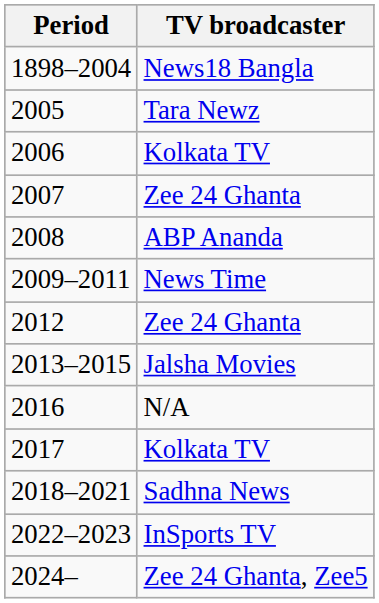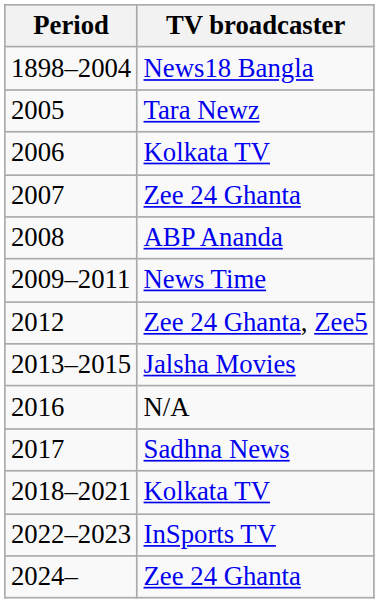(222, 322) Zee 24 Ghanta -> (256, 322) Zee 24 Ghanta, Zee5
(207, 449) Kolkata TV -> (217, 449) Sadhna News
(217, 491) Sadhna News -> (207, 491) Kolkata TV
(256, 576) Zee 24 Ghanta, Zee5 -> (222, 576) Zee 24 Ghanta
